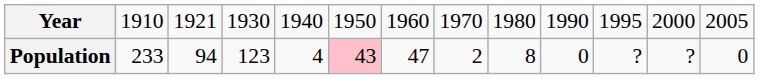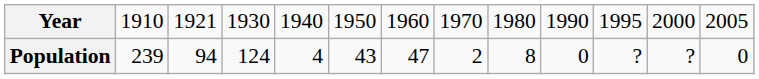(147, 55) 233 -> (147, 55) 239
(254, 55) 123 -> (254, 55) 124
(365, 55) pink background -> (365, 55) no background
